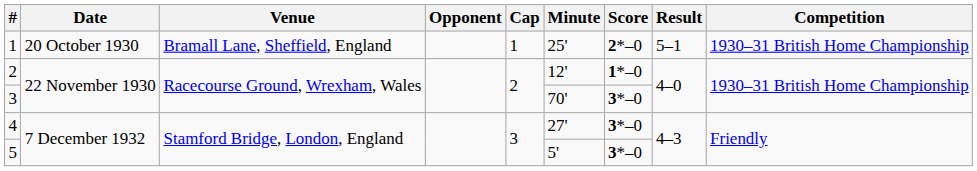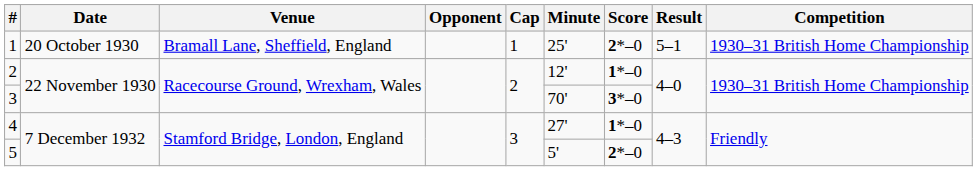(625, 125) 3*–0 -> (625, 125) 1*–0
(625, 152) 3*–0 -> (625, 152) 2*–0
